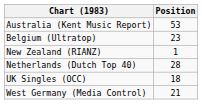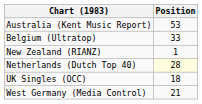(176, 38) 23 -> (176, 38) 33
(176, 65) no background -> (176, 65) lightyellow background
